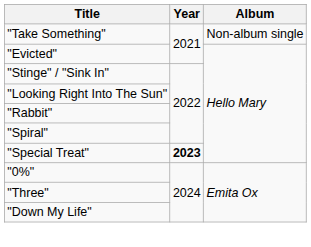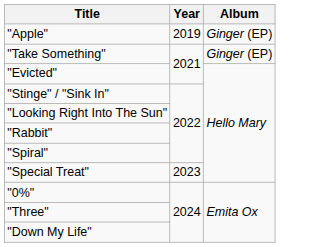+ row: (28, 34)
(255, 34) Non-album single -> (239, 53) Ginger (EP)
(187, 152) bold -> (187, 172) normal
